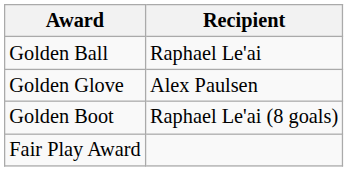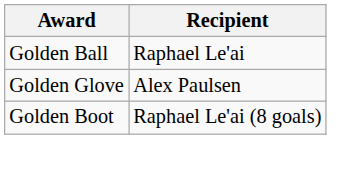- row: (75, 149)
